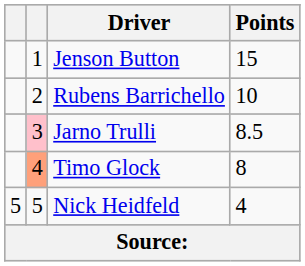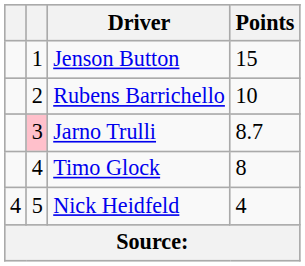(249, 132) 8.5 -> (249, 132) 8.7
(37, 168) lightsalmon background -> (37, 168) no background
(16, 205) 5 -> (16, 205) 4
